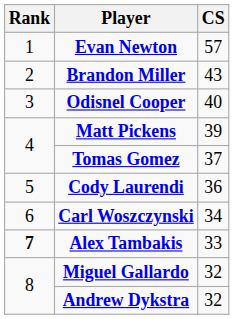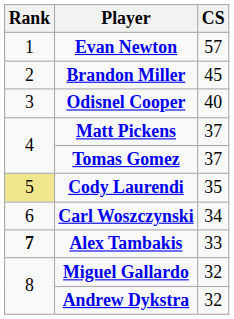(213, 74) 43 -> (213, 74) 45
(213, 131) 39 -> (213, 131) 37
(29, 187) no background -> (29, 187) khaki background
(213, 187) 36 -> (213, 187) 35
